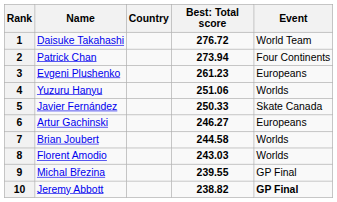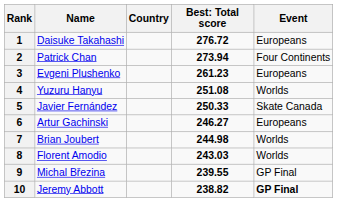(284, 40) World Team -> (281, 40) Europeans
(213, 90) 251.06 -> (213, 90) 251.08
(213, 139) 244.58 -> (213, 139) 244.98
